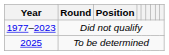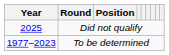(31, 28) 1977–2023 -> (31, 28) 2025
(31, 43) 2025 -> (31, 43) 1977–2023
